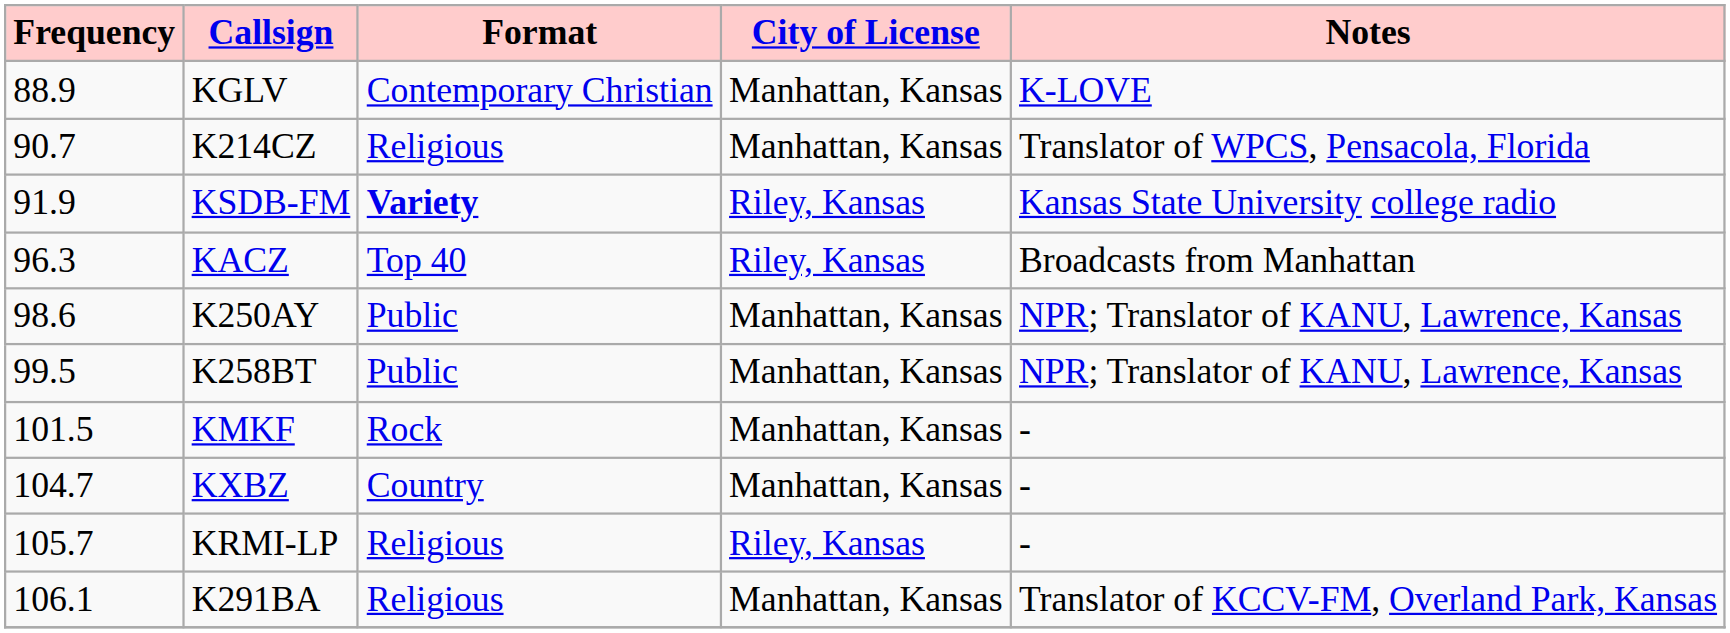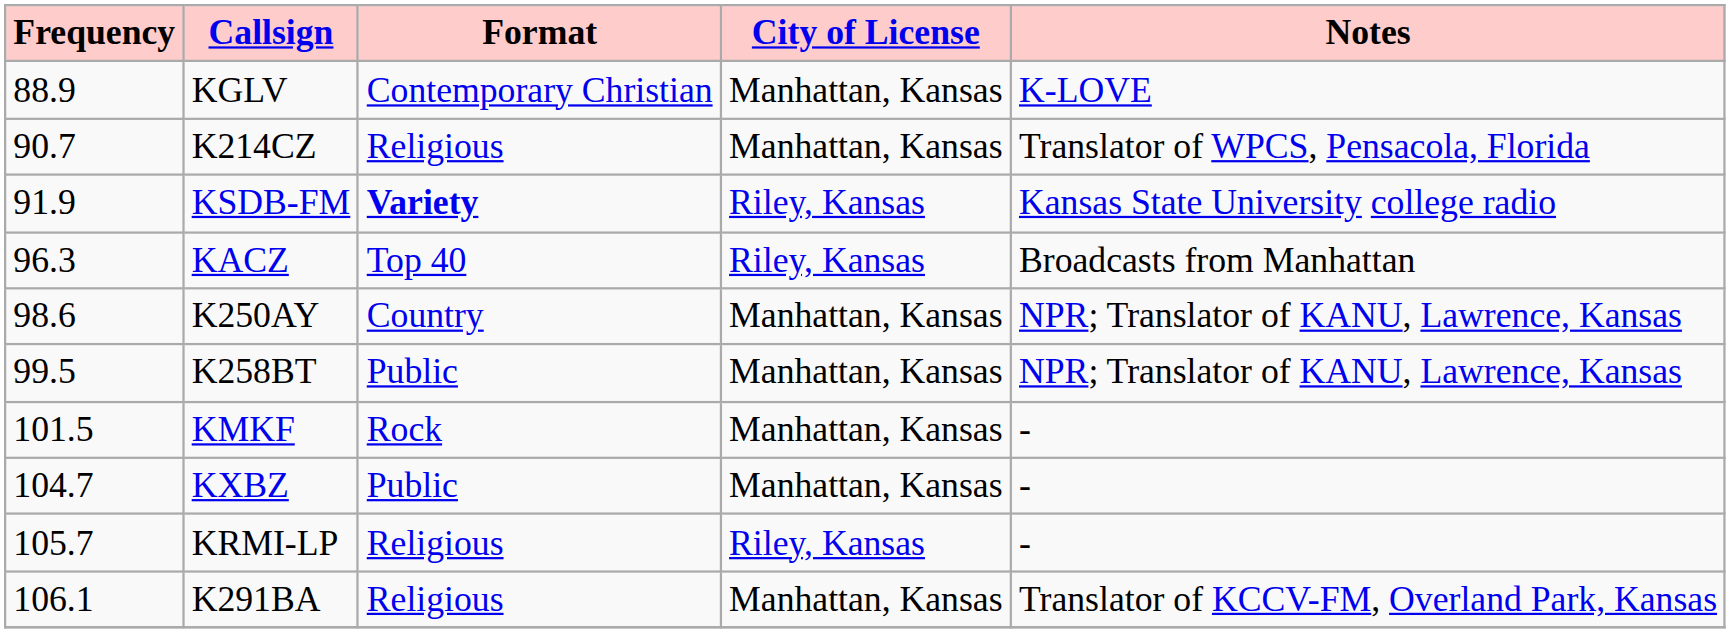(412, 315) Public -> (425, 315) Country
(425, 485) Country -> (412, 485) Public
